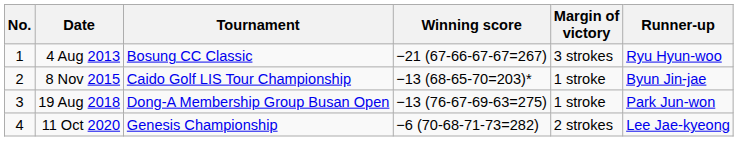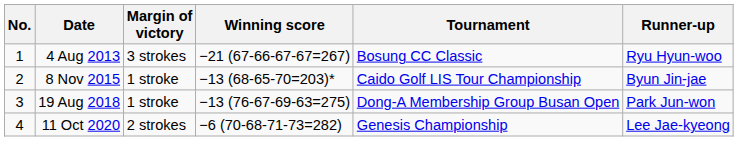columns swapped: (258, 24) <-> (587, 24)
